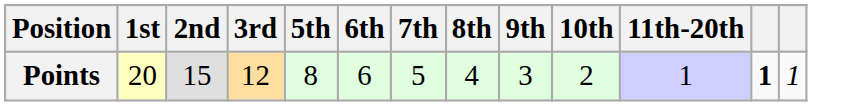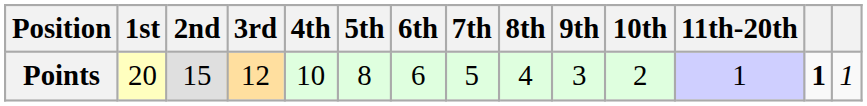+ column: (311, 27)
